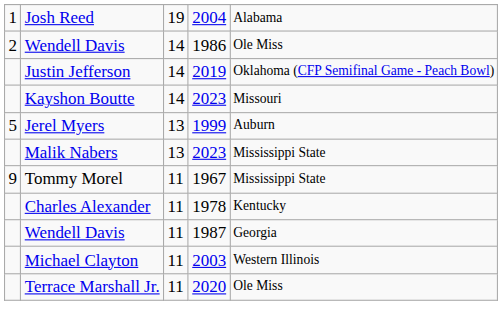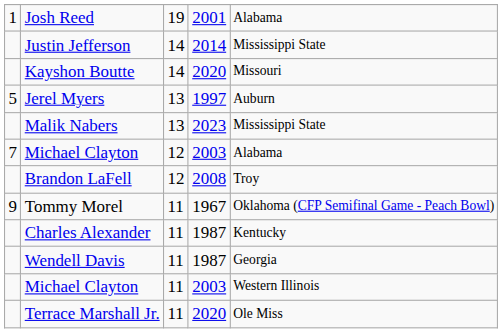(209, 17) 2004 -> (209, 17) 2001
- row: (13, 44)
(209, 71) 2019 -> (209, 44) 2014
(364, 71) Oklahoma (CFP Semifinal Game - Peach Bowl) -> (279, 44) Mississippi State
(209, 98) 2023 -> (209, 71) 2020
(209, 125) 1999 -> (209, 98) 1997
+ row: (13, 152)
+ row: (13, 179)
(279, 179) Mississippi State -> (364, 206) Oklahoma (CFP Semifinal Game - Peach Bowl)
(209, 206) 1978 -> (209, 233) 1987
